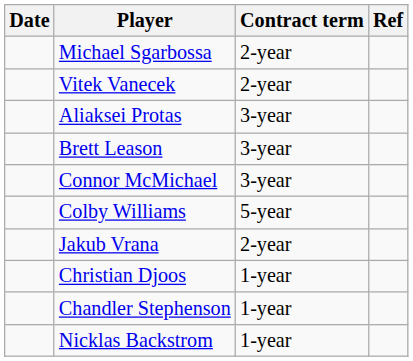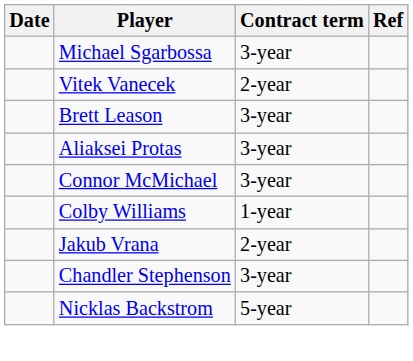(266, 52) 2-year -> (266, 52) 3-year
rows swapped: (120, 116) <-> (111, 148)
(266, 212) 5-year -> (266, 212) 1-year
- row: (122, 276)
(266, 308) 1-year -> (266, 276) 3-year
(266, 340) 1-year -> (266, 308) 5-year
